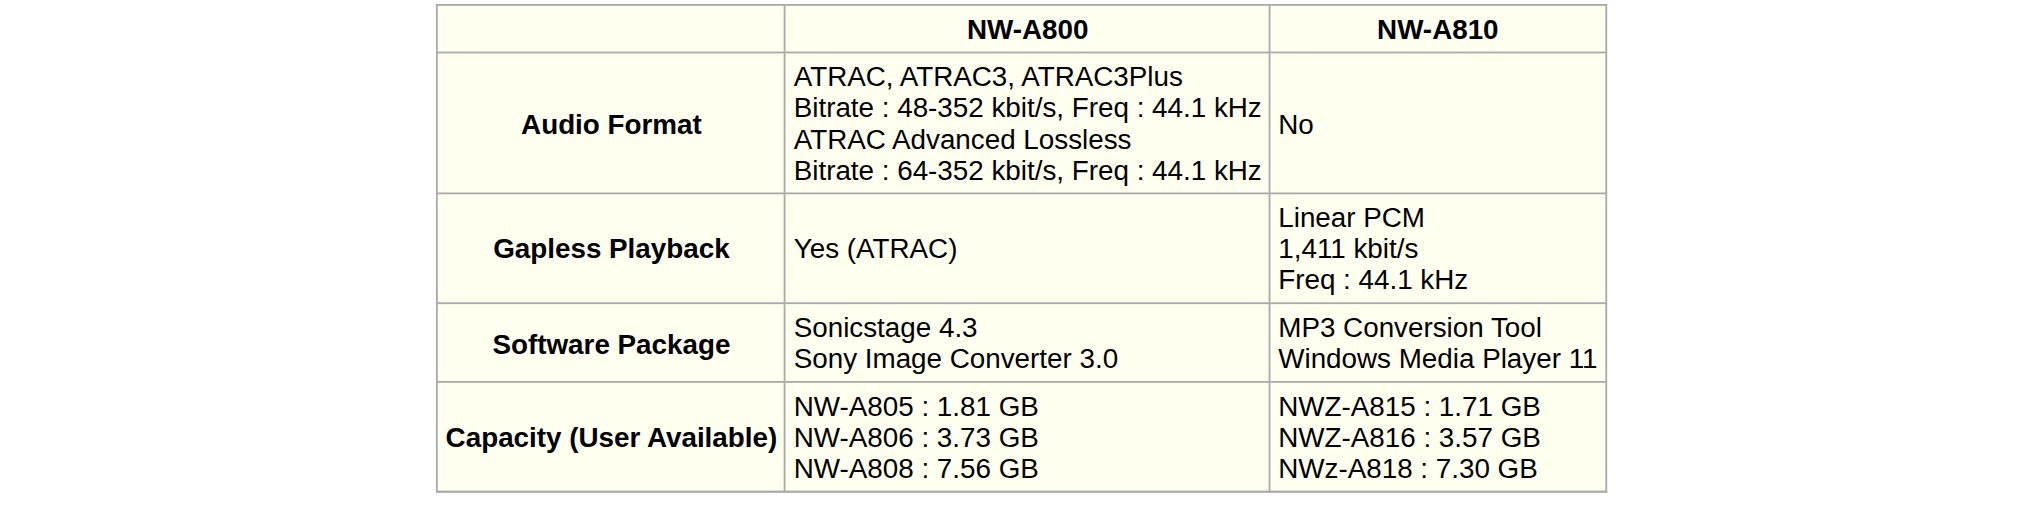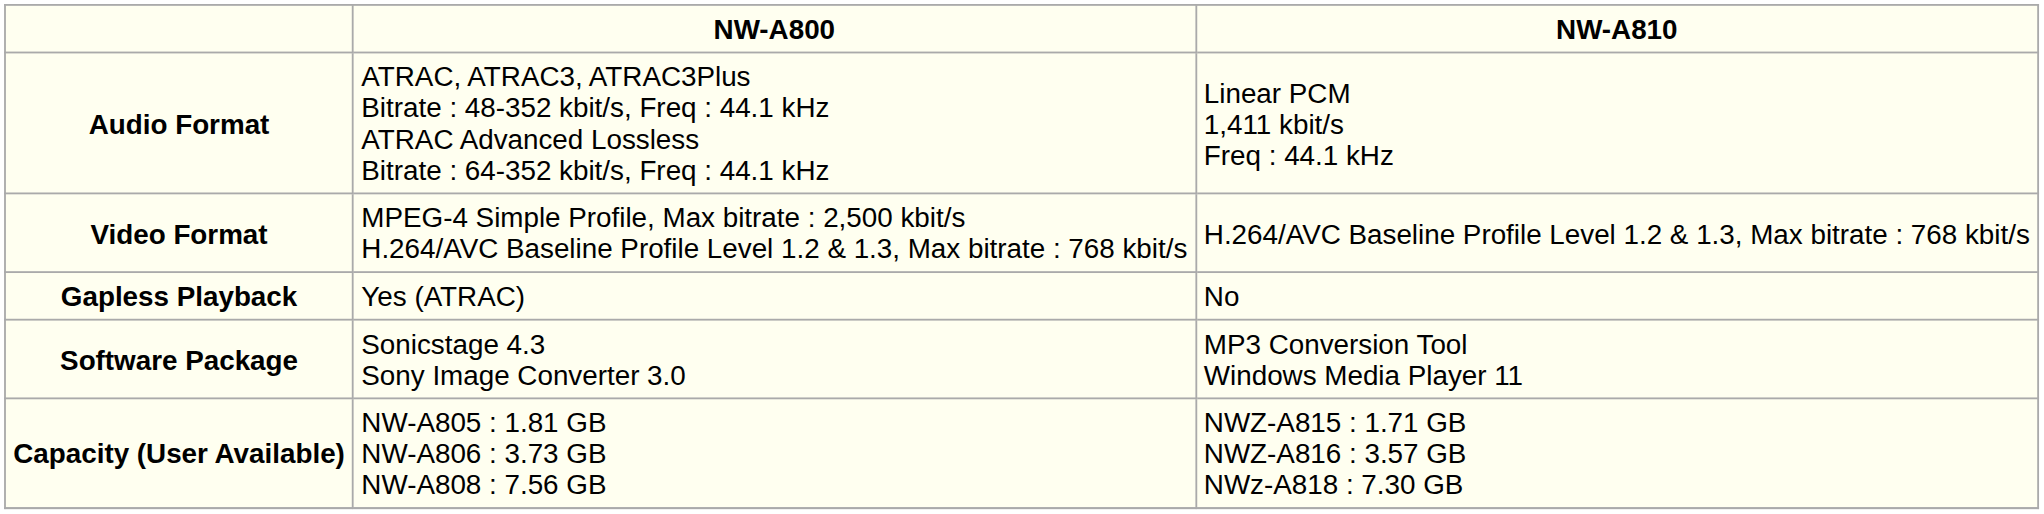(1296, 123) No -> (1299, 123) Linear PCM 1,411 kbit/s Freq : 44.1 kHz
+ row: (179, 233)
(1373, 248) Linear PCM 1,411 kbit/s Freq : 44.1 kHz -> (1222, 296) No
